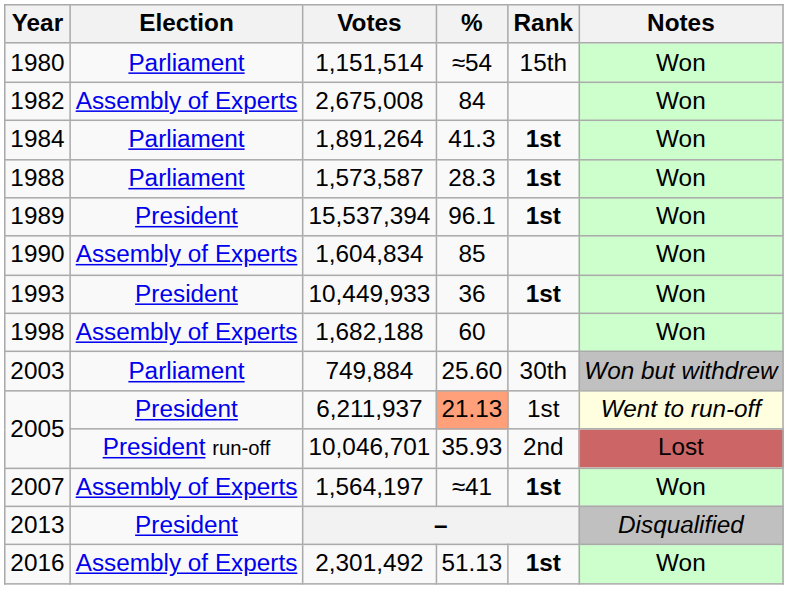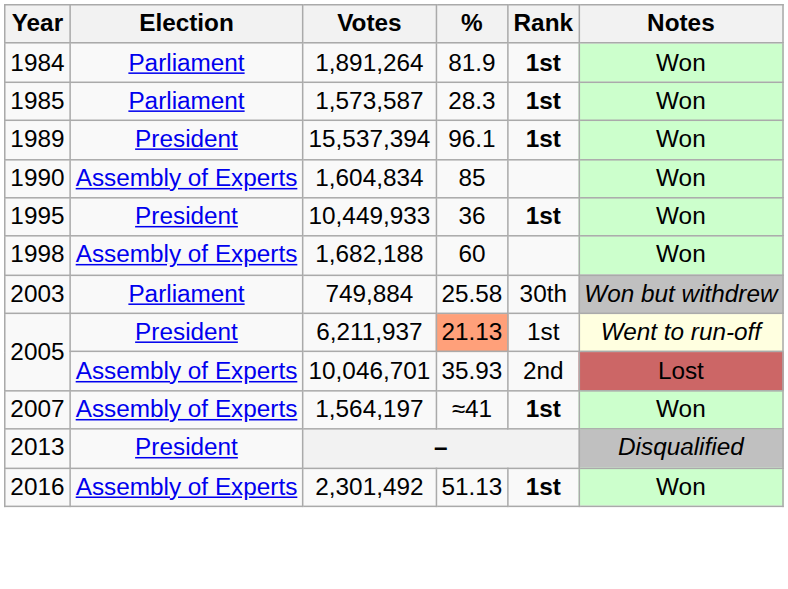- row: (369, 62)
- row: (369, 100)
(472, 139) 41.3 -> (472, 62) 81.9
(37, 178) 1988 -> (37, 100) 1985
(37, 293) 1993 -> (37, 216) 1995
(472, 370) 25.60 -> (472, 293) 25.58
(187, 448) President run-off -> (187, 370) Assembly of Experts
